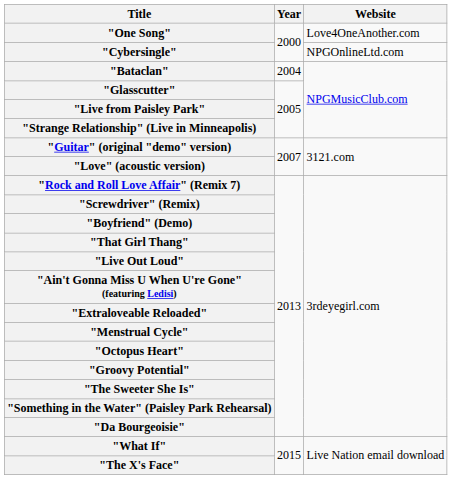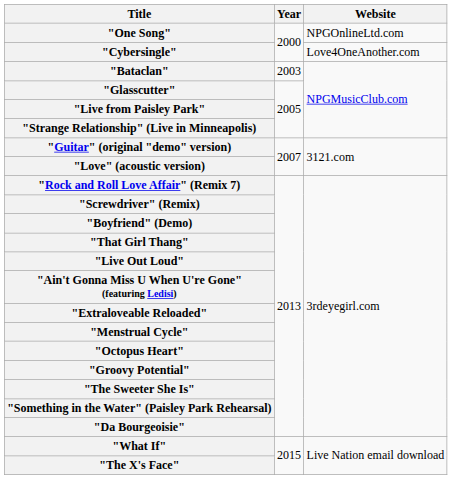(363, 33) Love4OneAnother.com -> (355, 33) NPGOnlineLtd.com
(355, 52) NPGOnlineLtd.com -> (363, 52) Love4OneAnother.com
(289, 71) 2004 -> (289, 71) 2003
